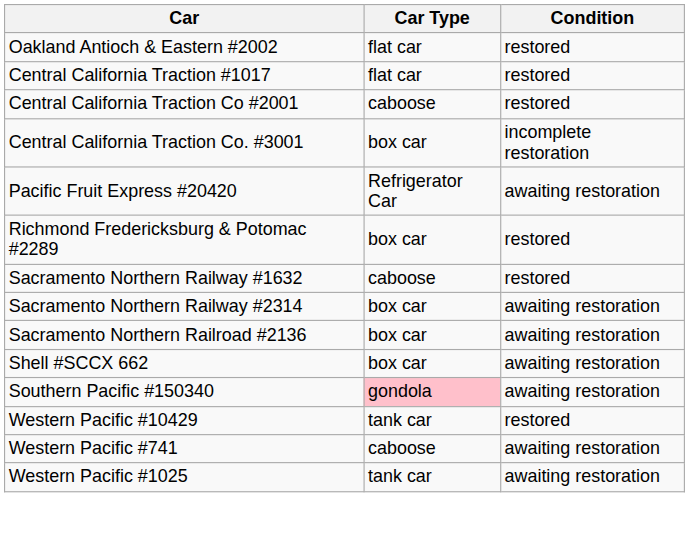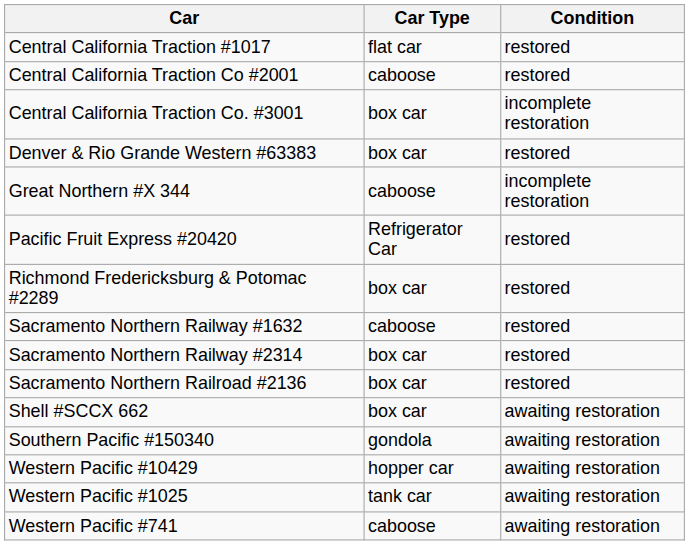- row: (143, 47)
+ row: (162, 152)
+ row: (99, 191)
(582, 191) awaiting restoration -> (537, 239) restored
(582, 306) awaiting restoration -> (537, 355) restored
(582, 334) awaiting restoration -> (537, 383) restored
(400, 391) pink background -> (400, 440) no background
(400, 420) tank car -> (411, 468) hopper car
(537, 420) restored -> (582, 468) awaiting restoration
rows swapped: (98, 477) <-> (93, 448)
